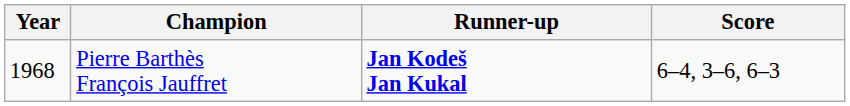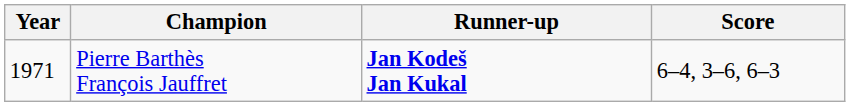(32, 70) 1968 -> (32, 70) 1971
